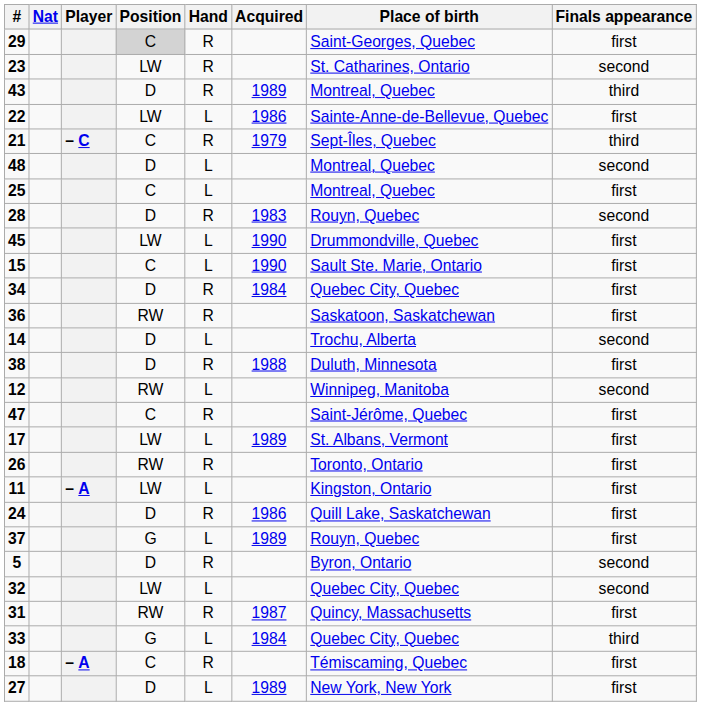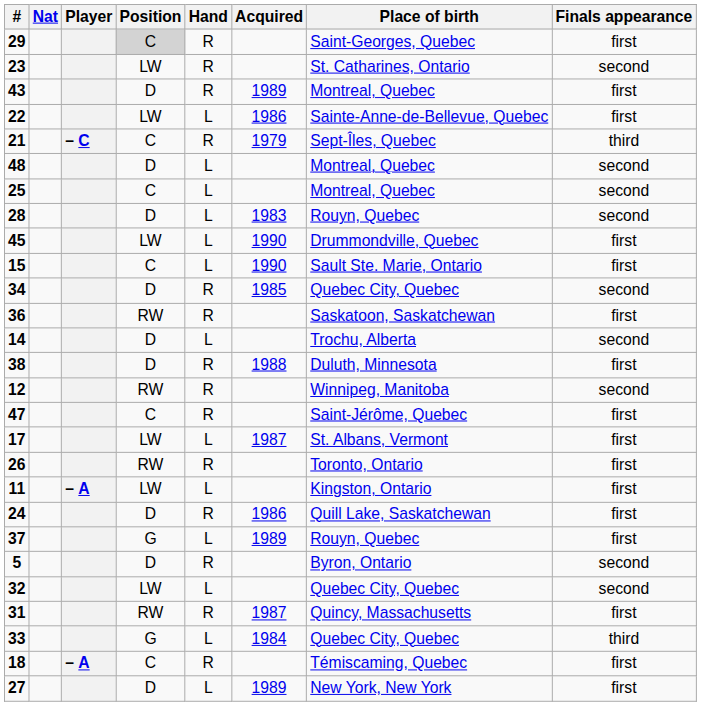(624, 91) third -> (624, 91) first
(624, 191) first -> (624, 191) second
(208, 215) R -> (208, 215) L
(269, 290) 1984 -> (269, 290) 1985
(624, 290) first -> (624, 290) second
(208, 389) L -> (208, 389) R
(269, 439) 1989 -> (269, 439) 1987
